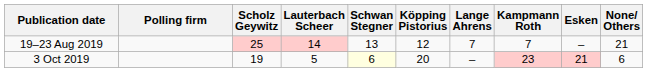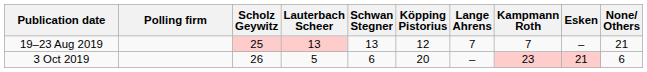(314, 44) 14 -> (314, 44) 13
(257, 59) 19 -> (257, 59) 26
(372, 59) lightyellow background -> (372, 59) no background
